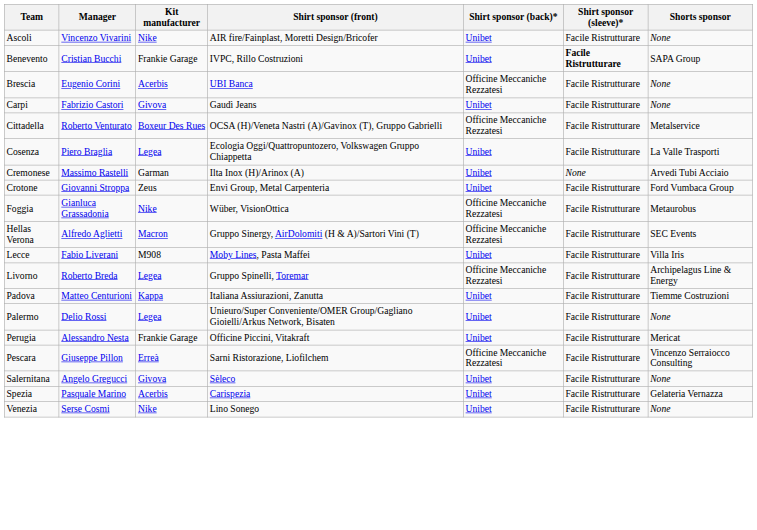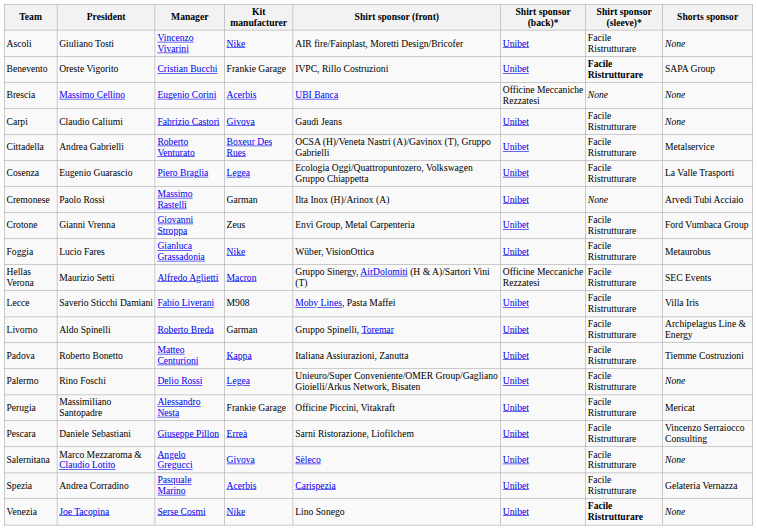+ column: (106, 17)
(603, 84) Facile Ristrutturare -> (598, 95) None
(506, 126) Officine Meccaniche Rezzatesi -> (516, 147) Unibet
(506, 208) Officine Meccaniche Rezzatesi -> (516, 251) Unibet
(150, 275) Legea -> (242, 329) Garman
(506, 275) Officine Meccaniche Rezzatesi -> (516, 329) Unibet
(506, 358) Officine Meccaniche Rezzatesi -> (516, 433) Unibet
(603, 409) normal -> (615, 511) bold
